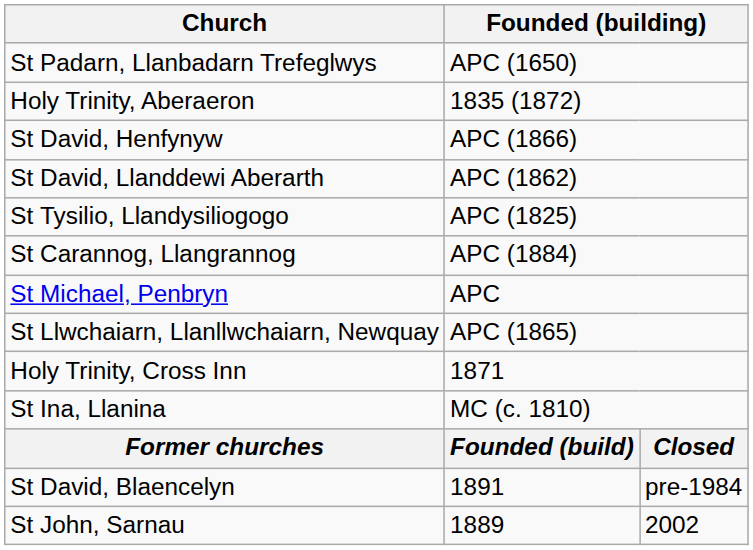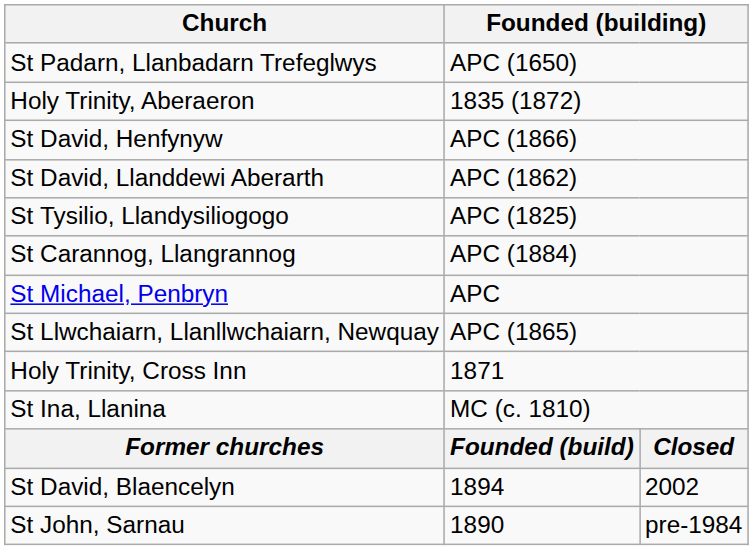(477, 486) 1891 -> (477, 486) 1894
(694, 486) pre-1984 -> (672, 486) 2002
(477, 525) 1889 -> (477, 525) 1890
(672, 525) 2002 -> (694, 525) pre-1984
